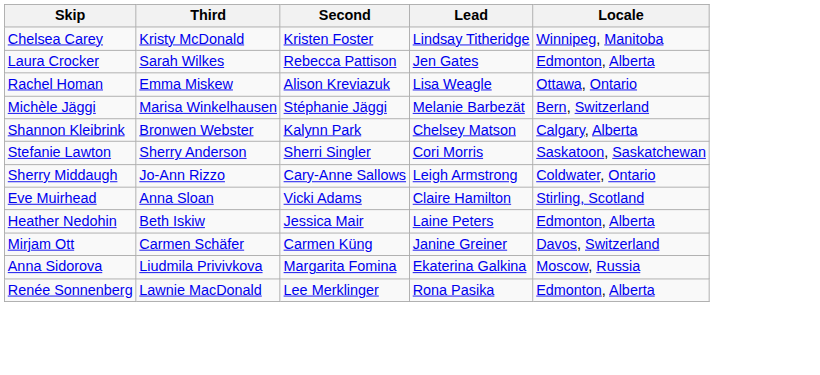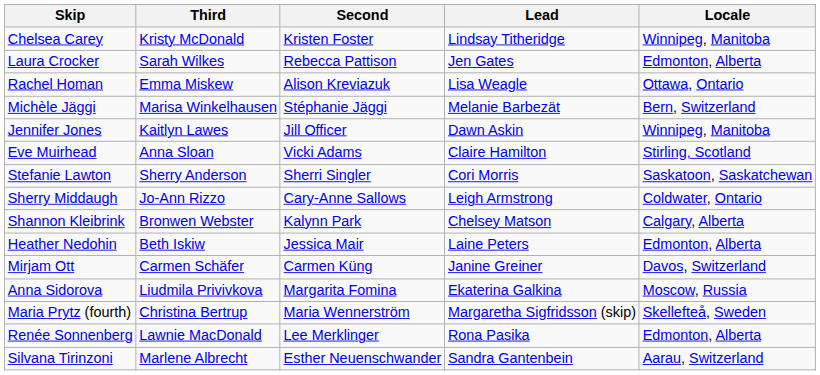+ row: (55, 130)
rows swapped: (66, 130) <-> (52, 198)
+ row: (69, 312)
+ row: (60, 358)
